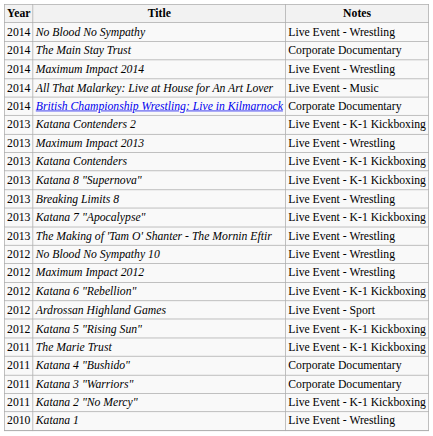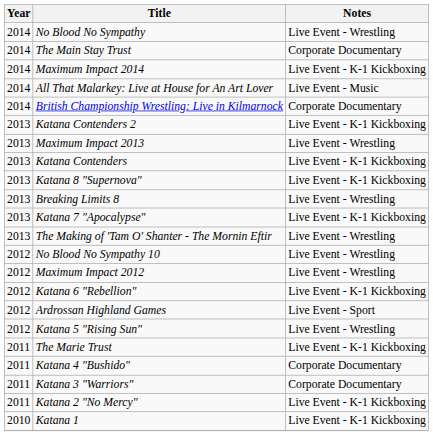(342, 69) Live Event - Wrestling -> (357, 69) Live Event - K-1 Kickboxing
(357, 328) Live Event - K-1 Kickboxing -> (342, 328) Live Event - Wrestling
(342, 421) Live Event - Wrestling -> (357, 421) Live Event - K-1 Kickboxing
